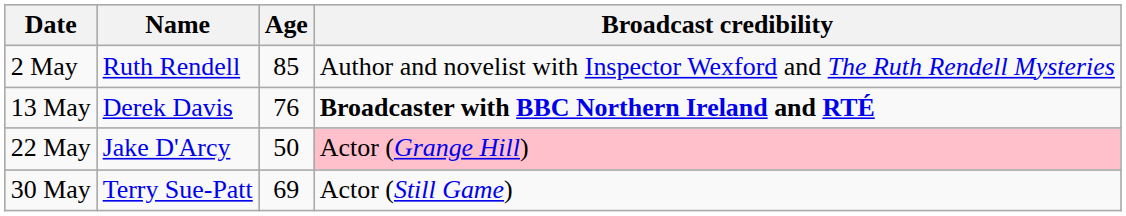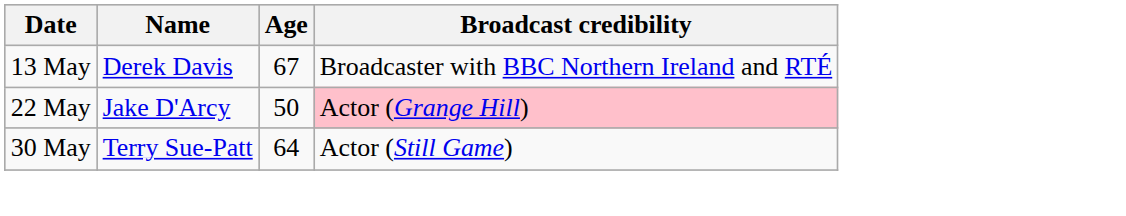- row: (44, 66)
(286, 107) 76 -> (286, 66) 67
(597, 107) bold -> (576, 66) normal
(286, 189) 69 -> (286, 148) 64
